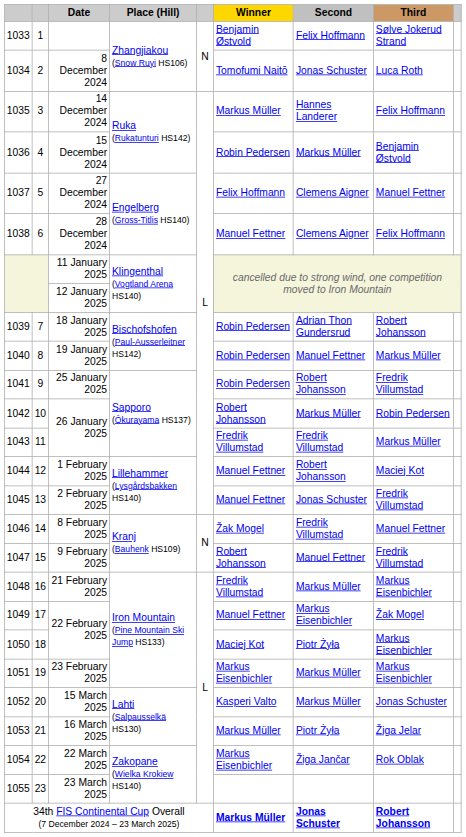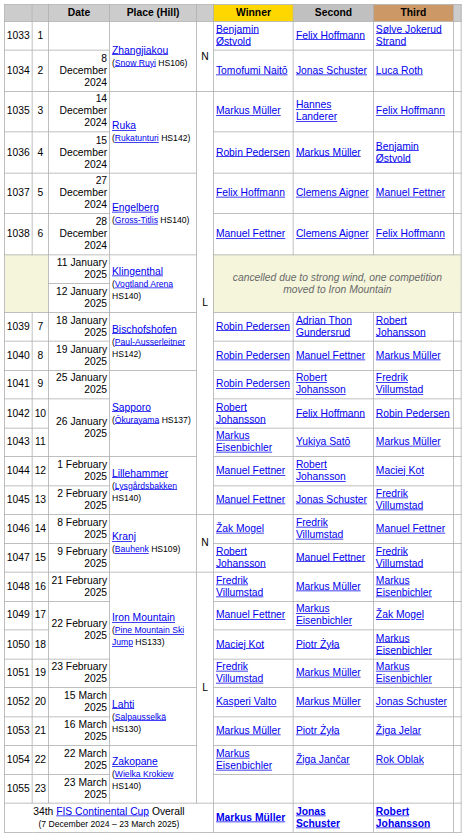(328, 413) Markus Müller -> (330, 413) Felix Hoffmann
(240, 442) Fredrik Villumstad -> (244, 442) Markus Eisenbichler
(320, 442) Fredrik Villumstad -> (323, 442) Yukiya Satō
(244, 673) Markus Eisenbichler -> (240, 673) Fredrik Villumstad
